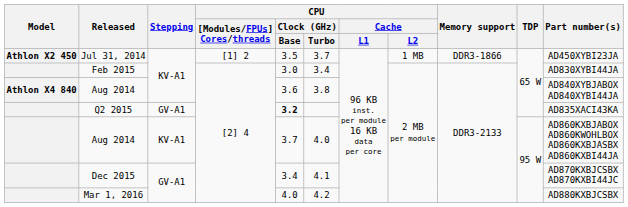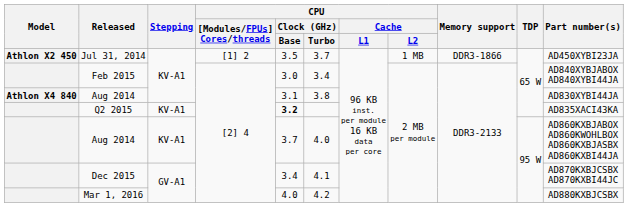(583, 70) AD830XYBI44JA -> (583, 75) AD840XYBJABOX AD840XYBI44JA
(290, 90) 3.6 -> (290, 95) 3.1
(583, 90) AD840XYBJABOX AD840XYBI44JA -> (583, 95) AD830XYBI44JA
(172, 110) GV-A1 -> (172, 110) KV-A1
